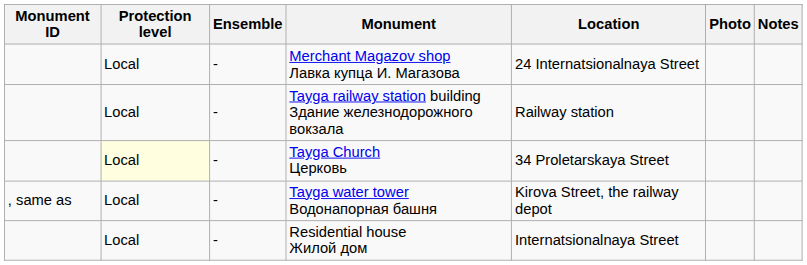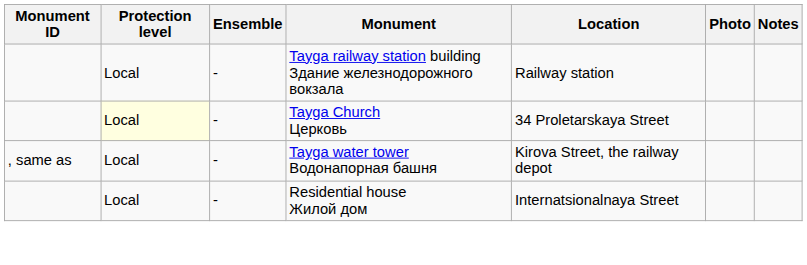- row: (375, 64)
